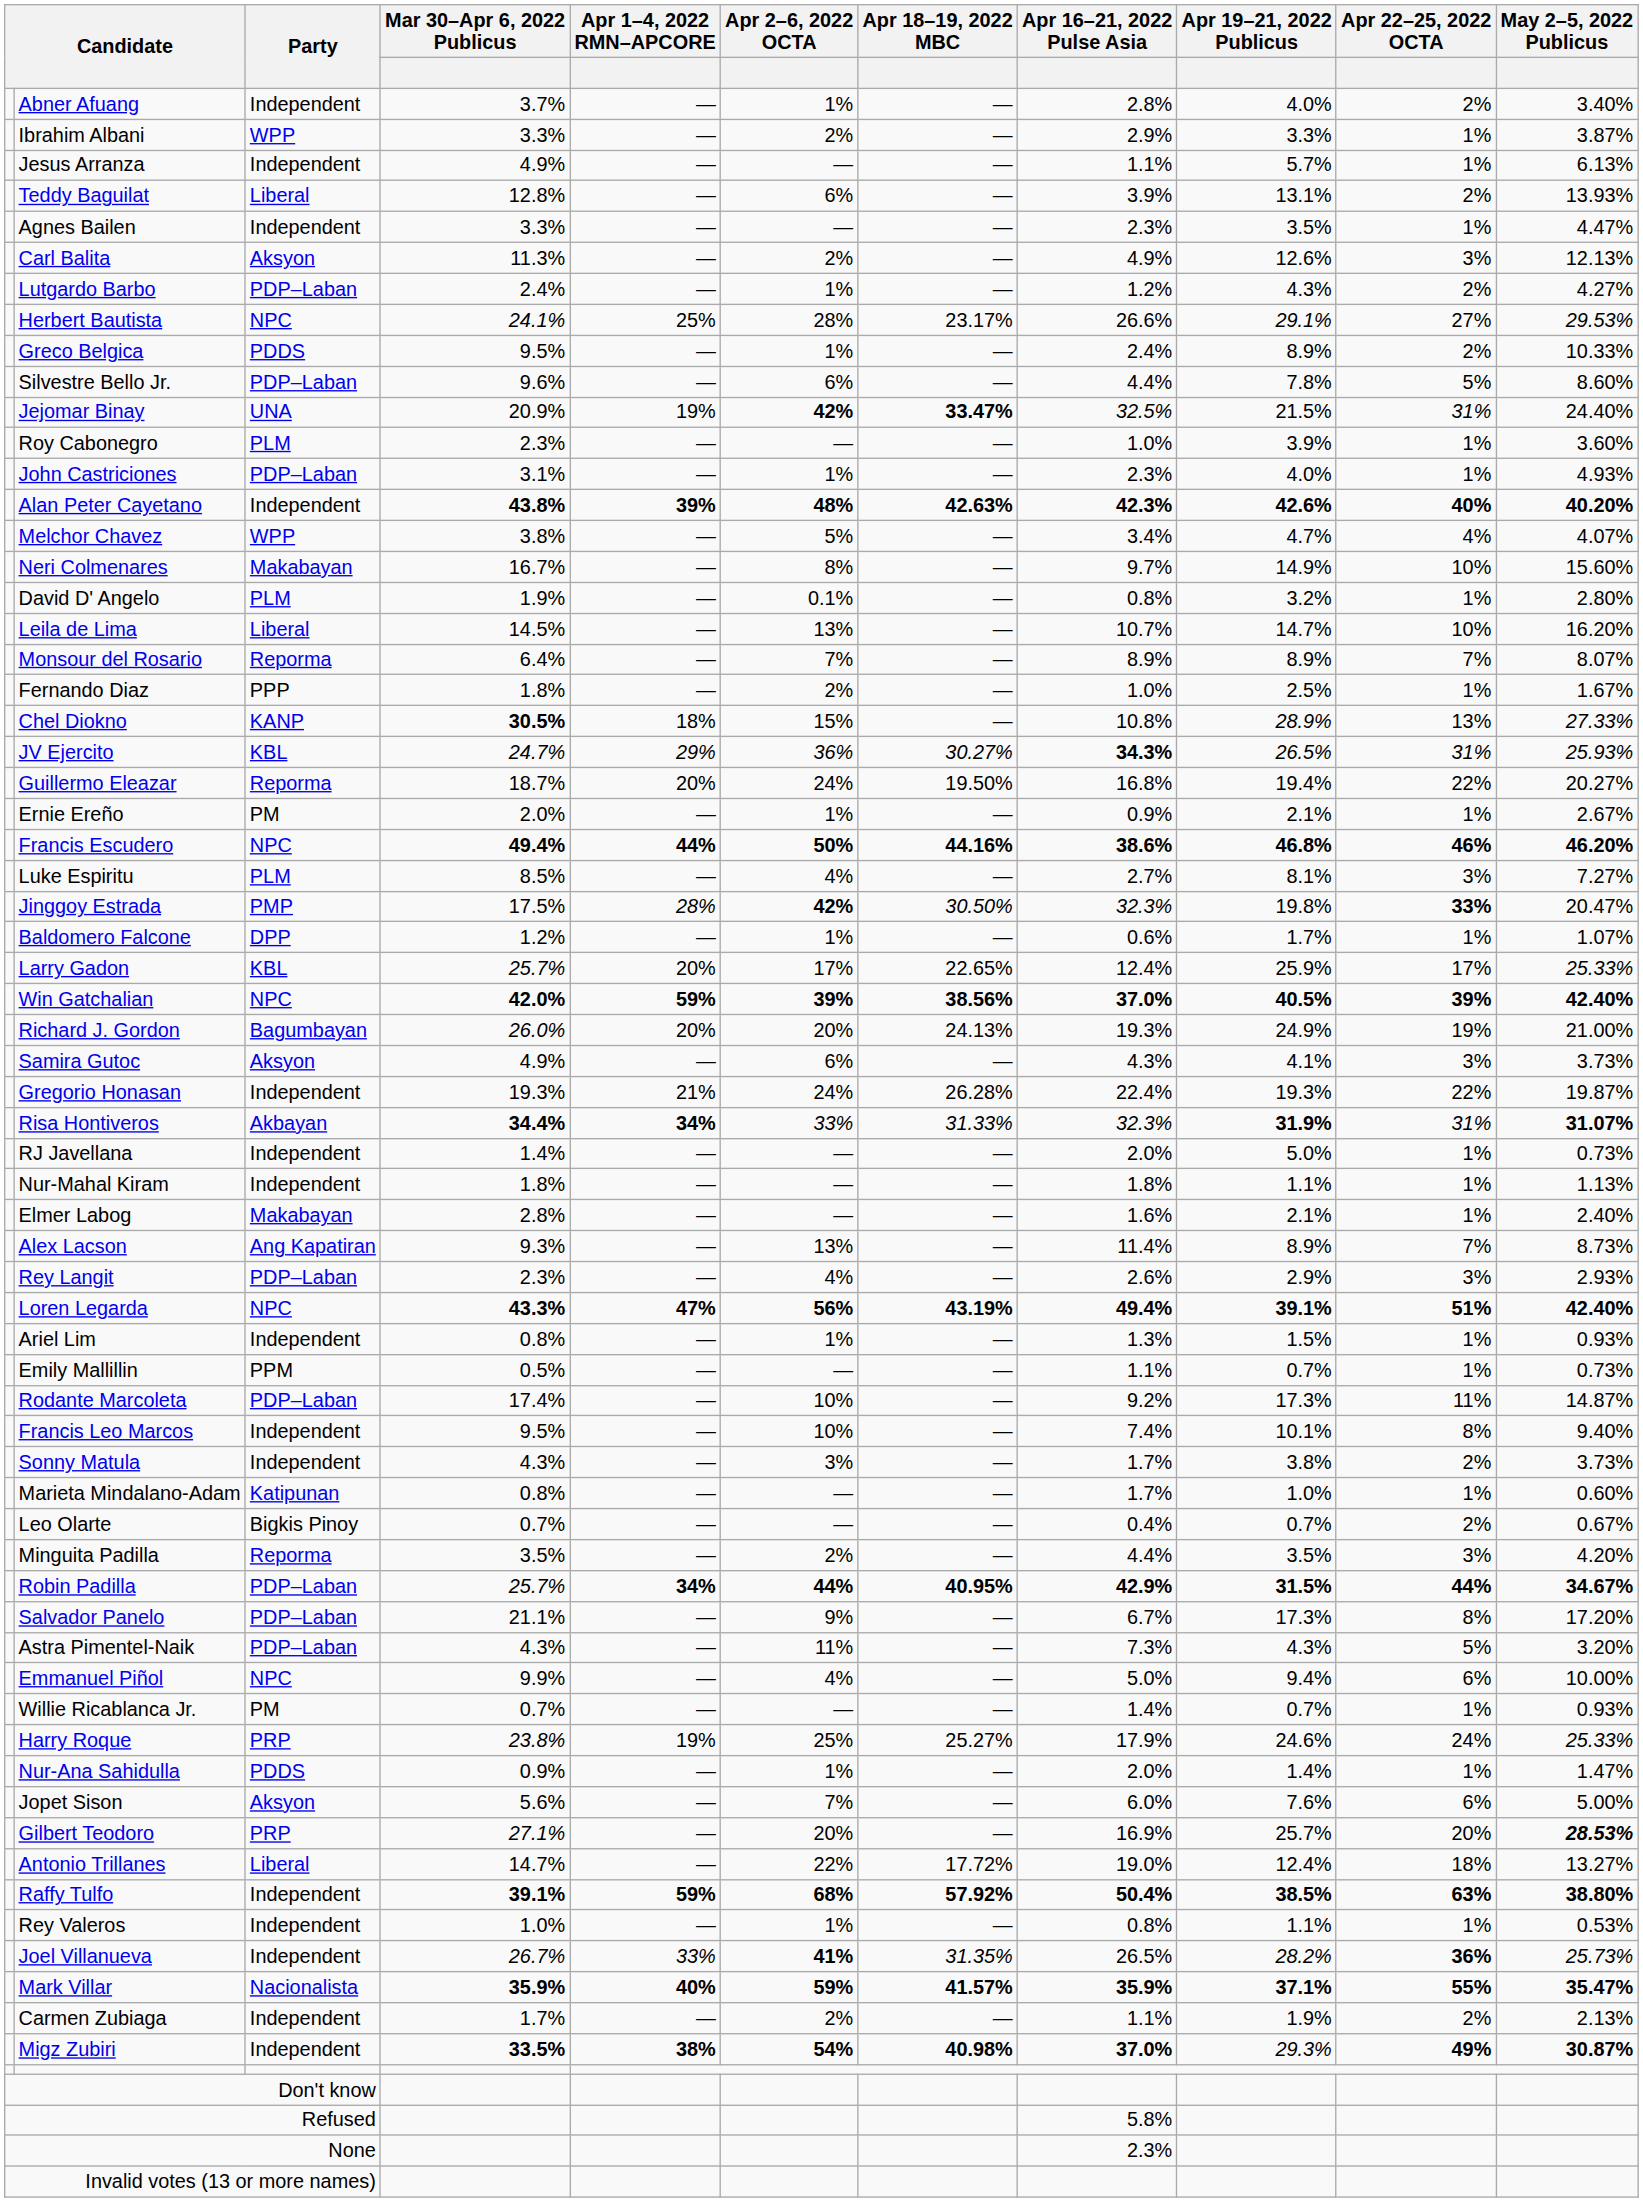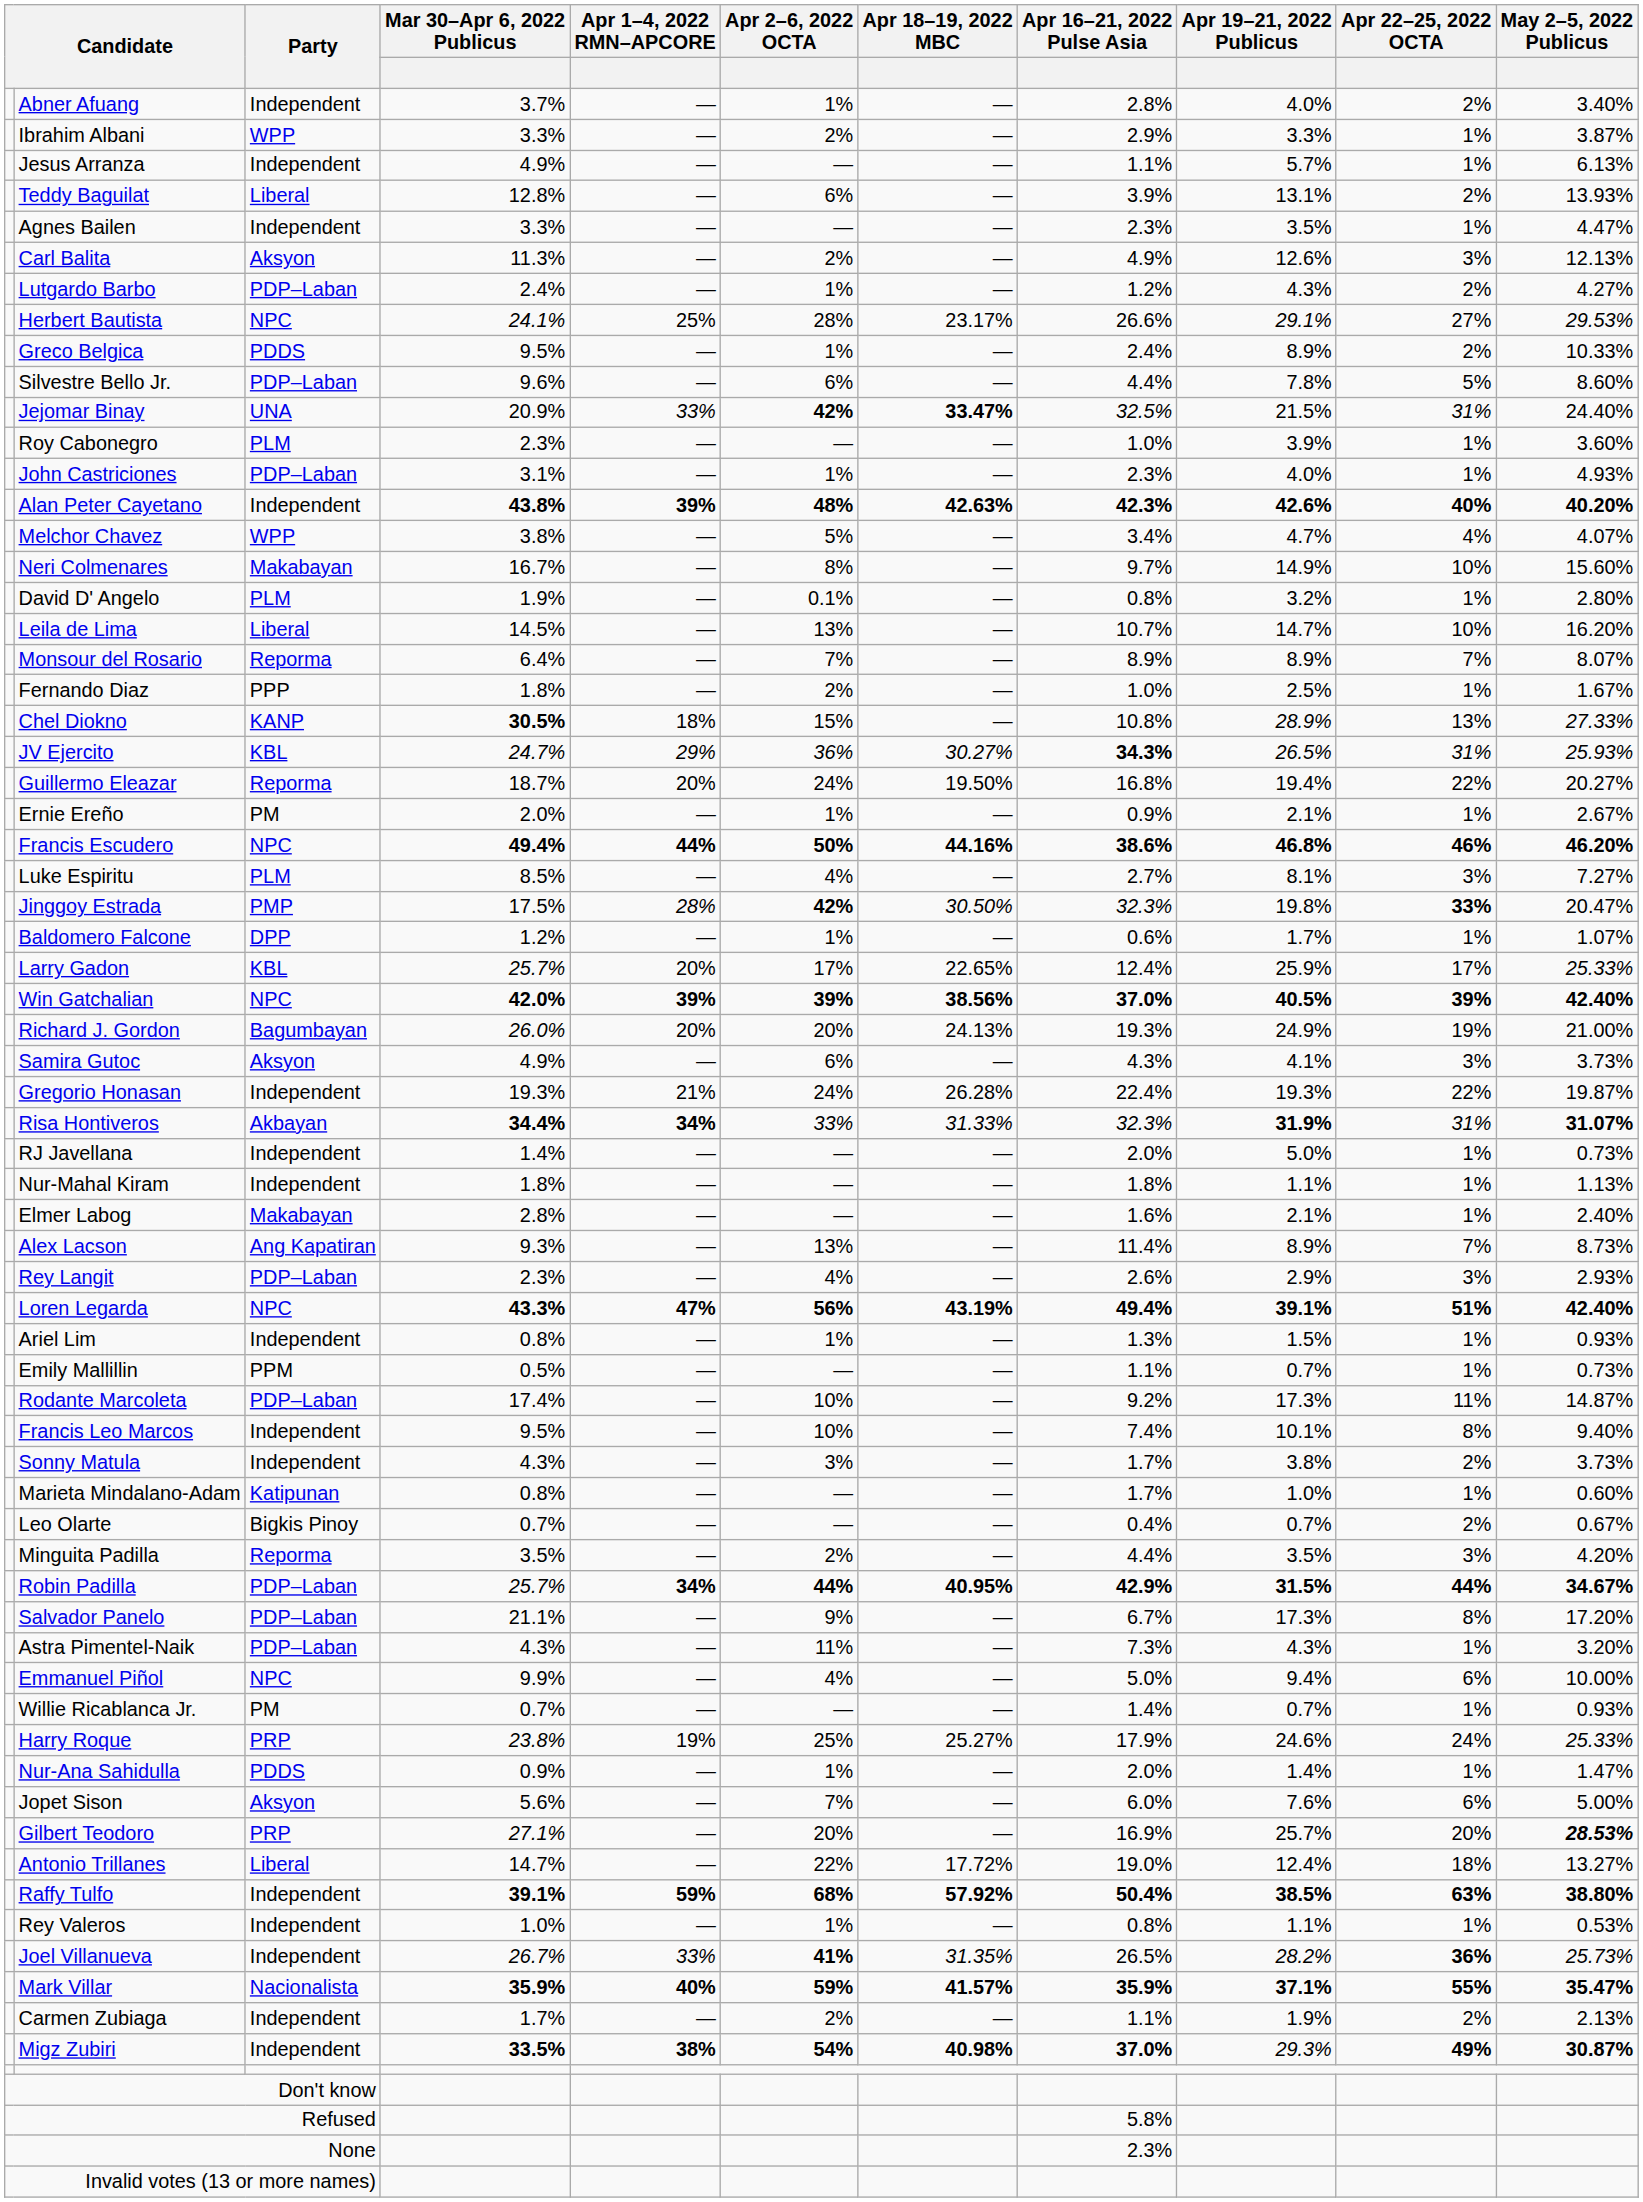(696, 412) 19% -> (696, 412) 33%
(696, 999) 59% -> (696, 999) 39%
(1477, 1647) 5% -> (1477, 1647) 1%
